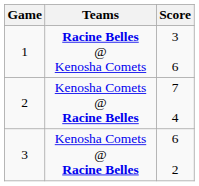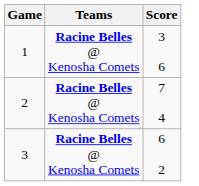(100, 103) Kenosha Comets @ Racine Belles -> (94, 103) Racine Belles @ Kenosha Comets
(100, 154) Kenosha Comets @ Racine Belles -> (94, 154) Racine Belles @ Kenosha Comets
